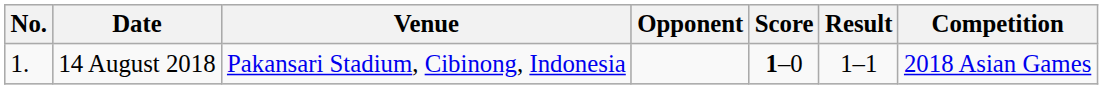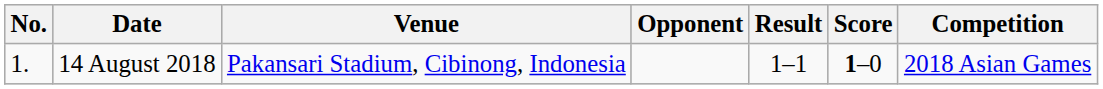columns swapped: (784, 24) <-> (859, 24)
